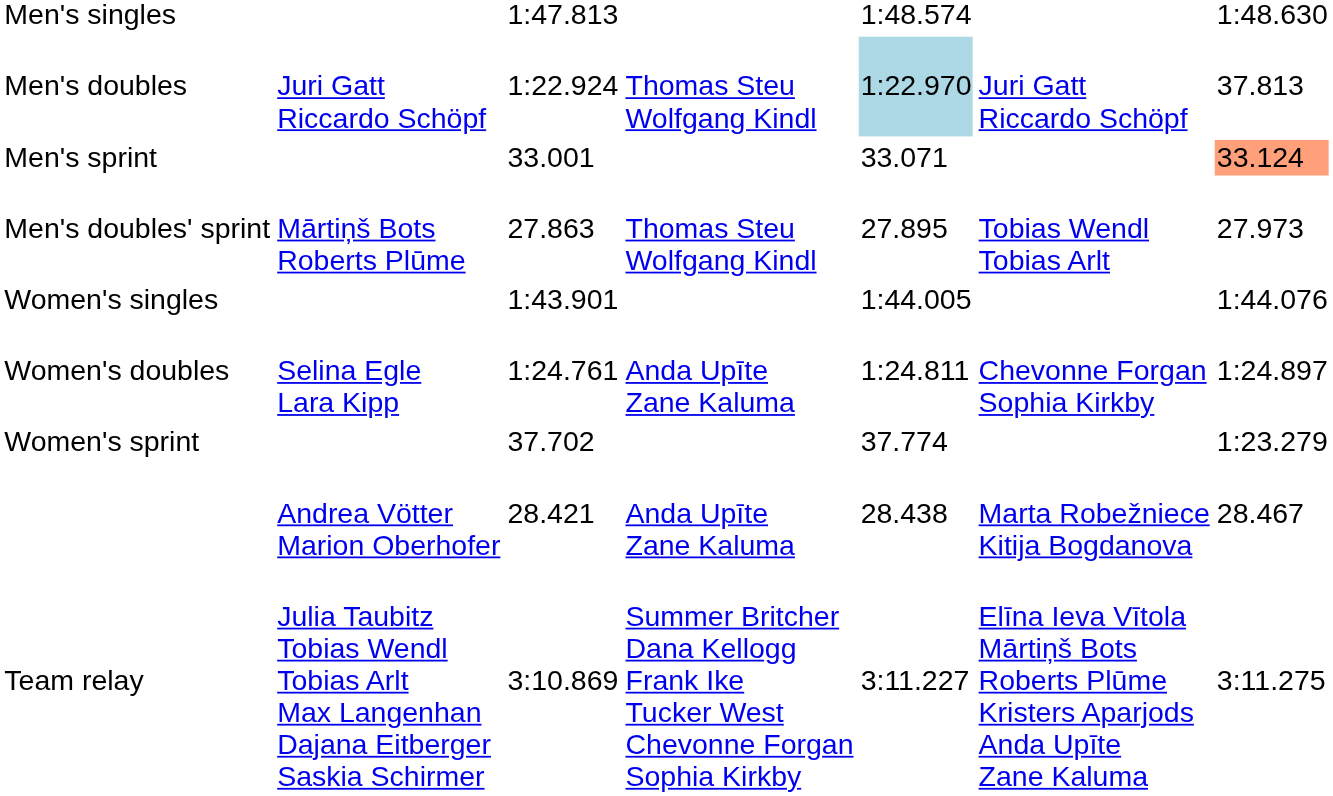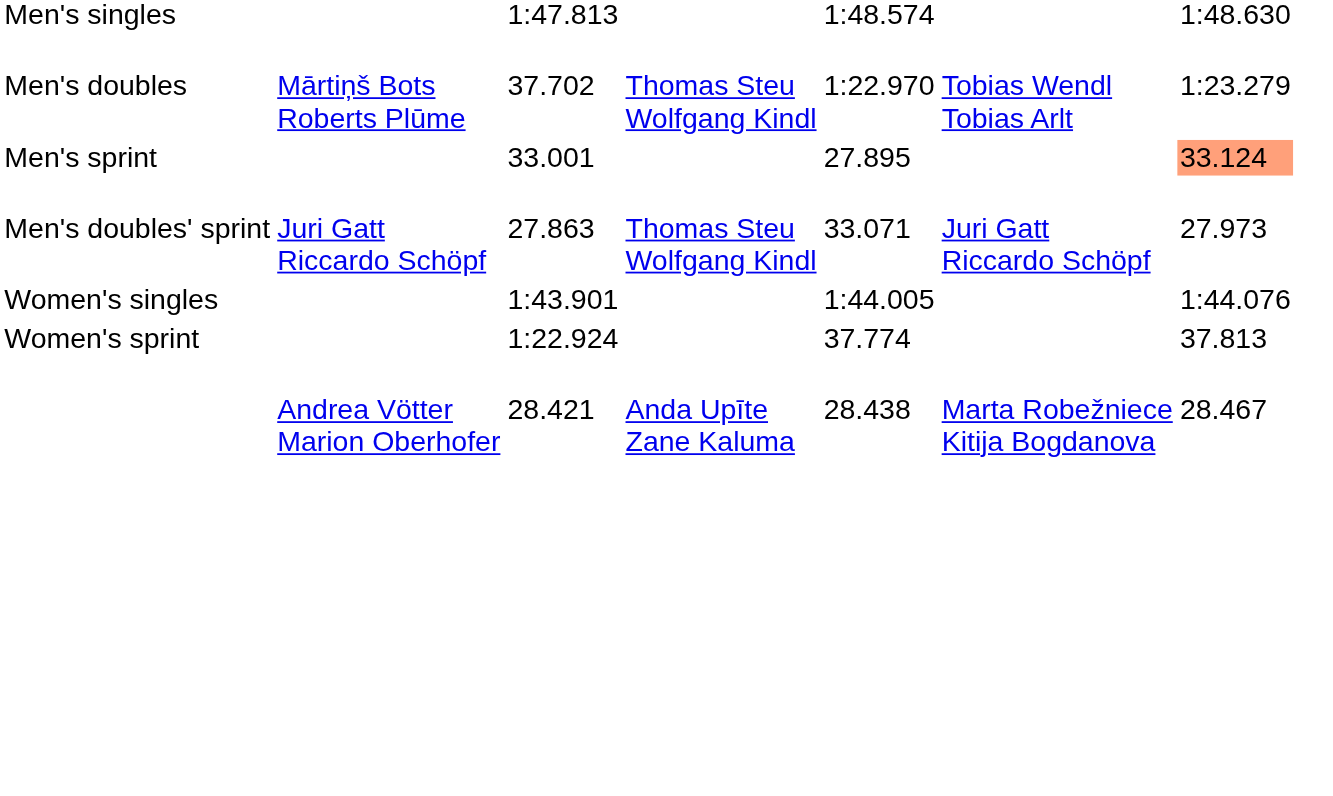(382, 102) Juri Gatt Riccardo Schöpf -> (371, 102) Mārtiņš Bots Roberts Plūme
(563, 86) 1:22.924 -> (551, 86) 37.702
(916, 86) lightblue background -> (879, 86) no background
(1083, 102) Juri Gatt Riccardo Schöpf -> (1027, 102) Tobias Wendl Tobias Arlt
(1260, 86) 37.813 -> (1235, 86) 1:23.279
(904, 157) 33.071 -> (867, 157) 27.895
(371, 244) Mārtiņš Bots Roberts Plūme -> (382, 244) Juri Gatt Riccardo Schöpf
(904, 228) 27.895 -> (867, 228) 33.071
(1064, 244) Tobias Wendl Tobias Arlt -> (1046, 244) Juri Gatt Riccardo Schöpf
- row: (117, 370)
(551, 442) 37.702 -> (563, 338) 1:22.924
(1272, 442) 1:23.279 -> (1223, 338) 37.813
- row: (74, 680)
